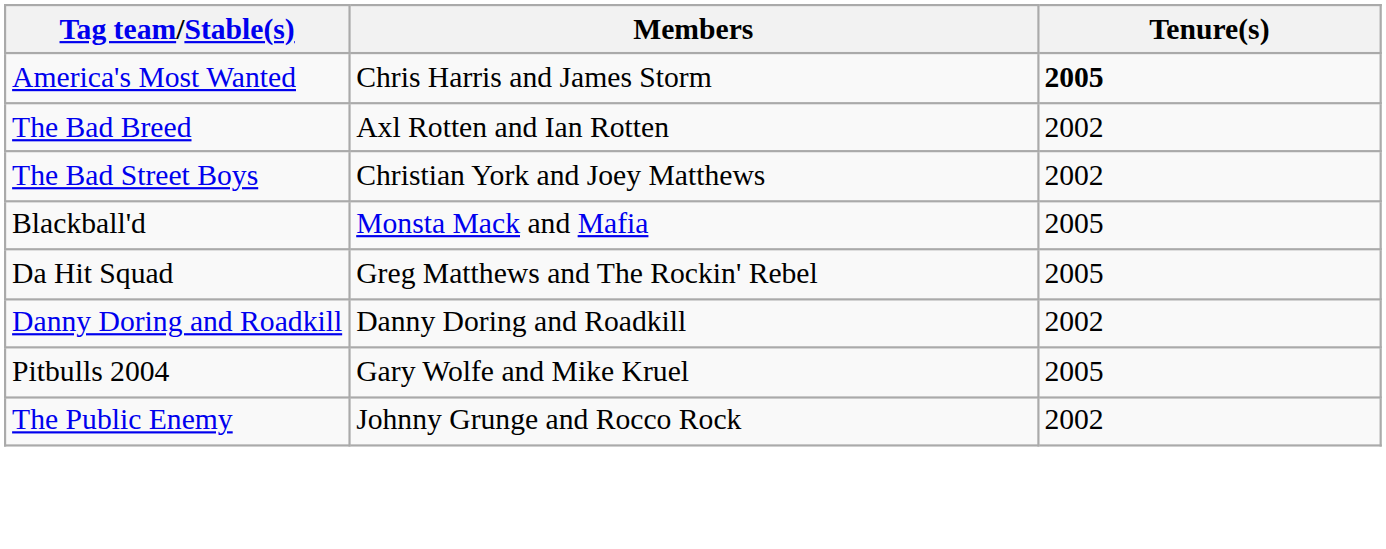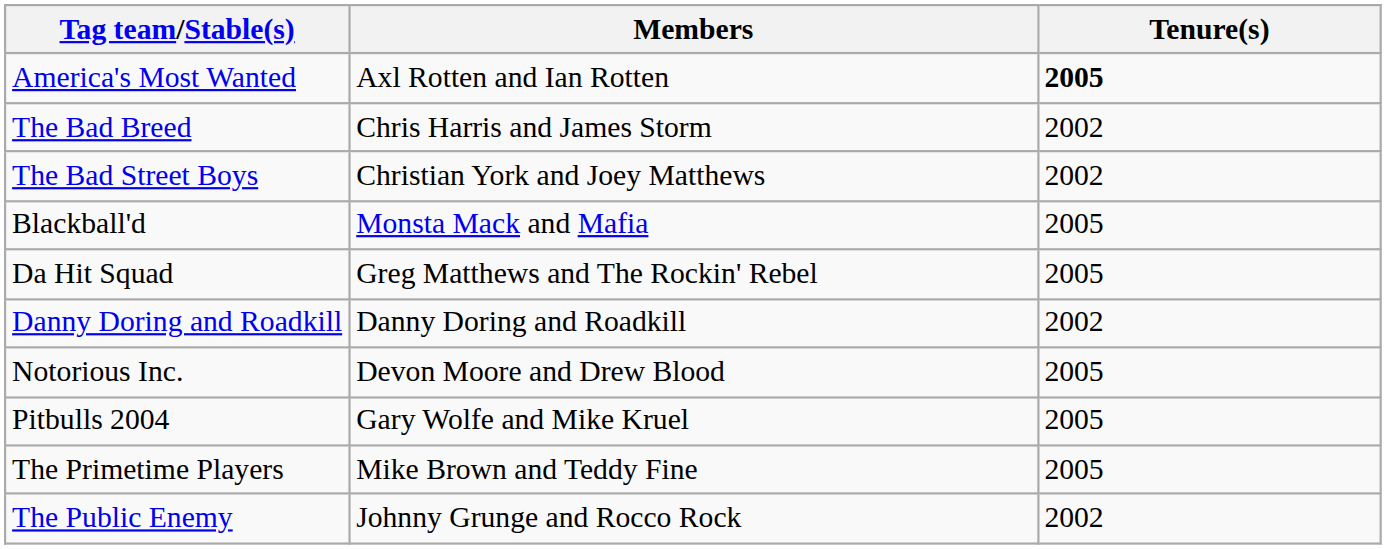(534, 77) Chris Harris and James Storm -> (513, 77) Axl Rotten and Ian Rotten
(513, 126) Axl Rotten and Ian Rotten -> (534, 126) Chris Harris and James Storm
+ row: (98, 370)
+ row: (148, 468)
